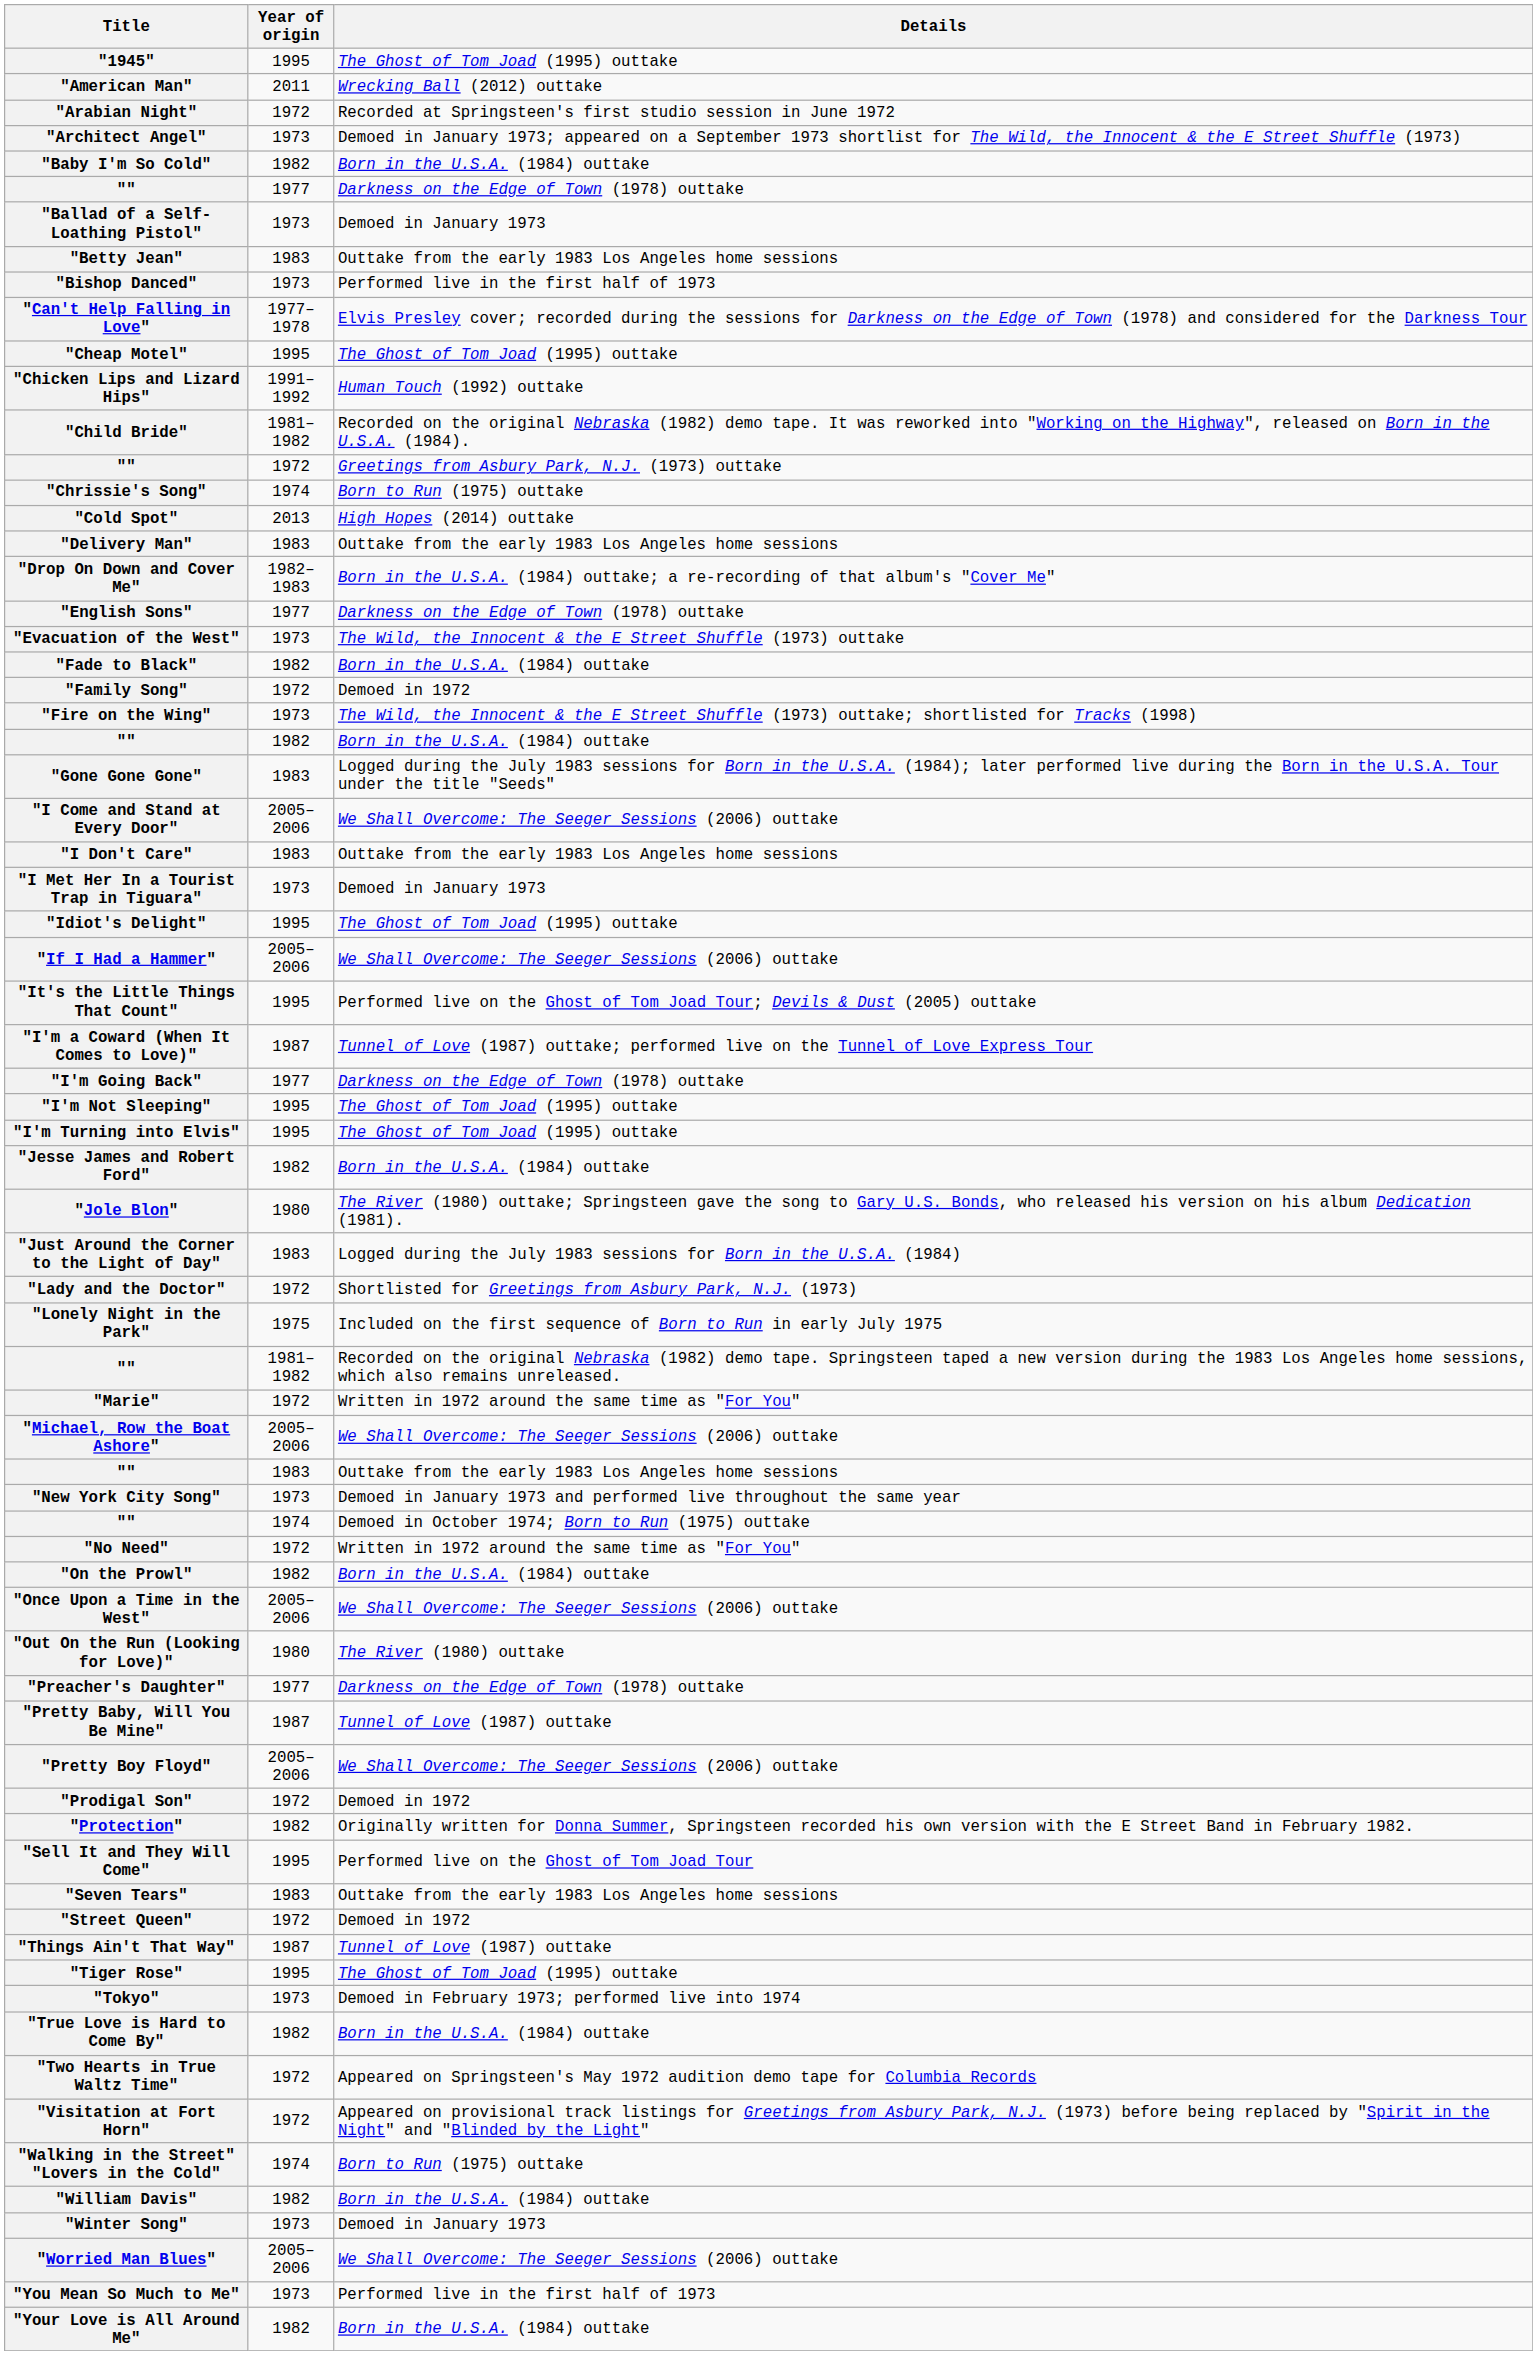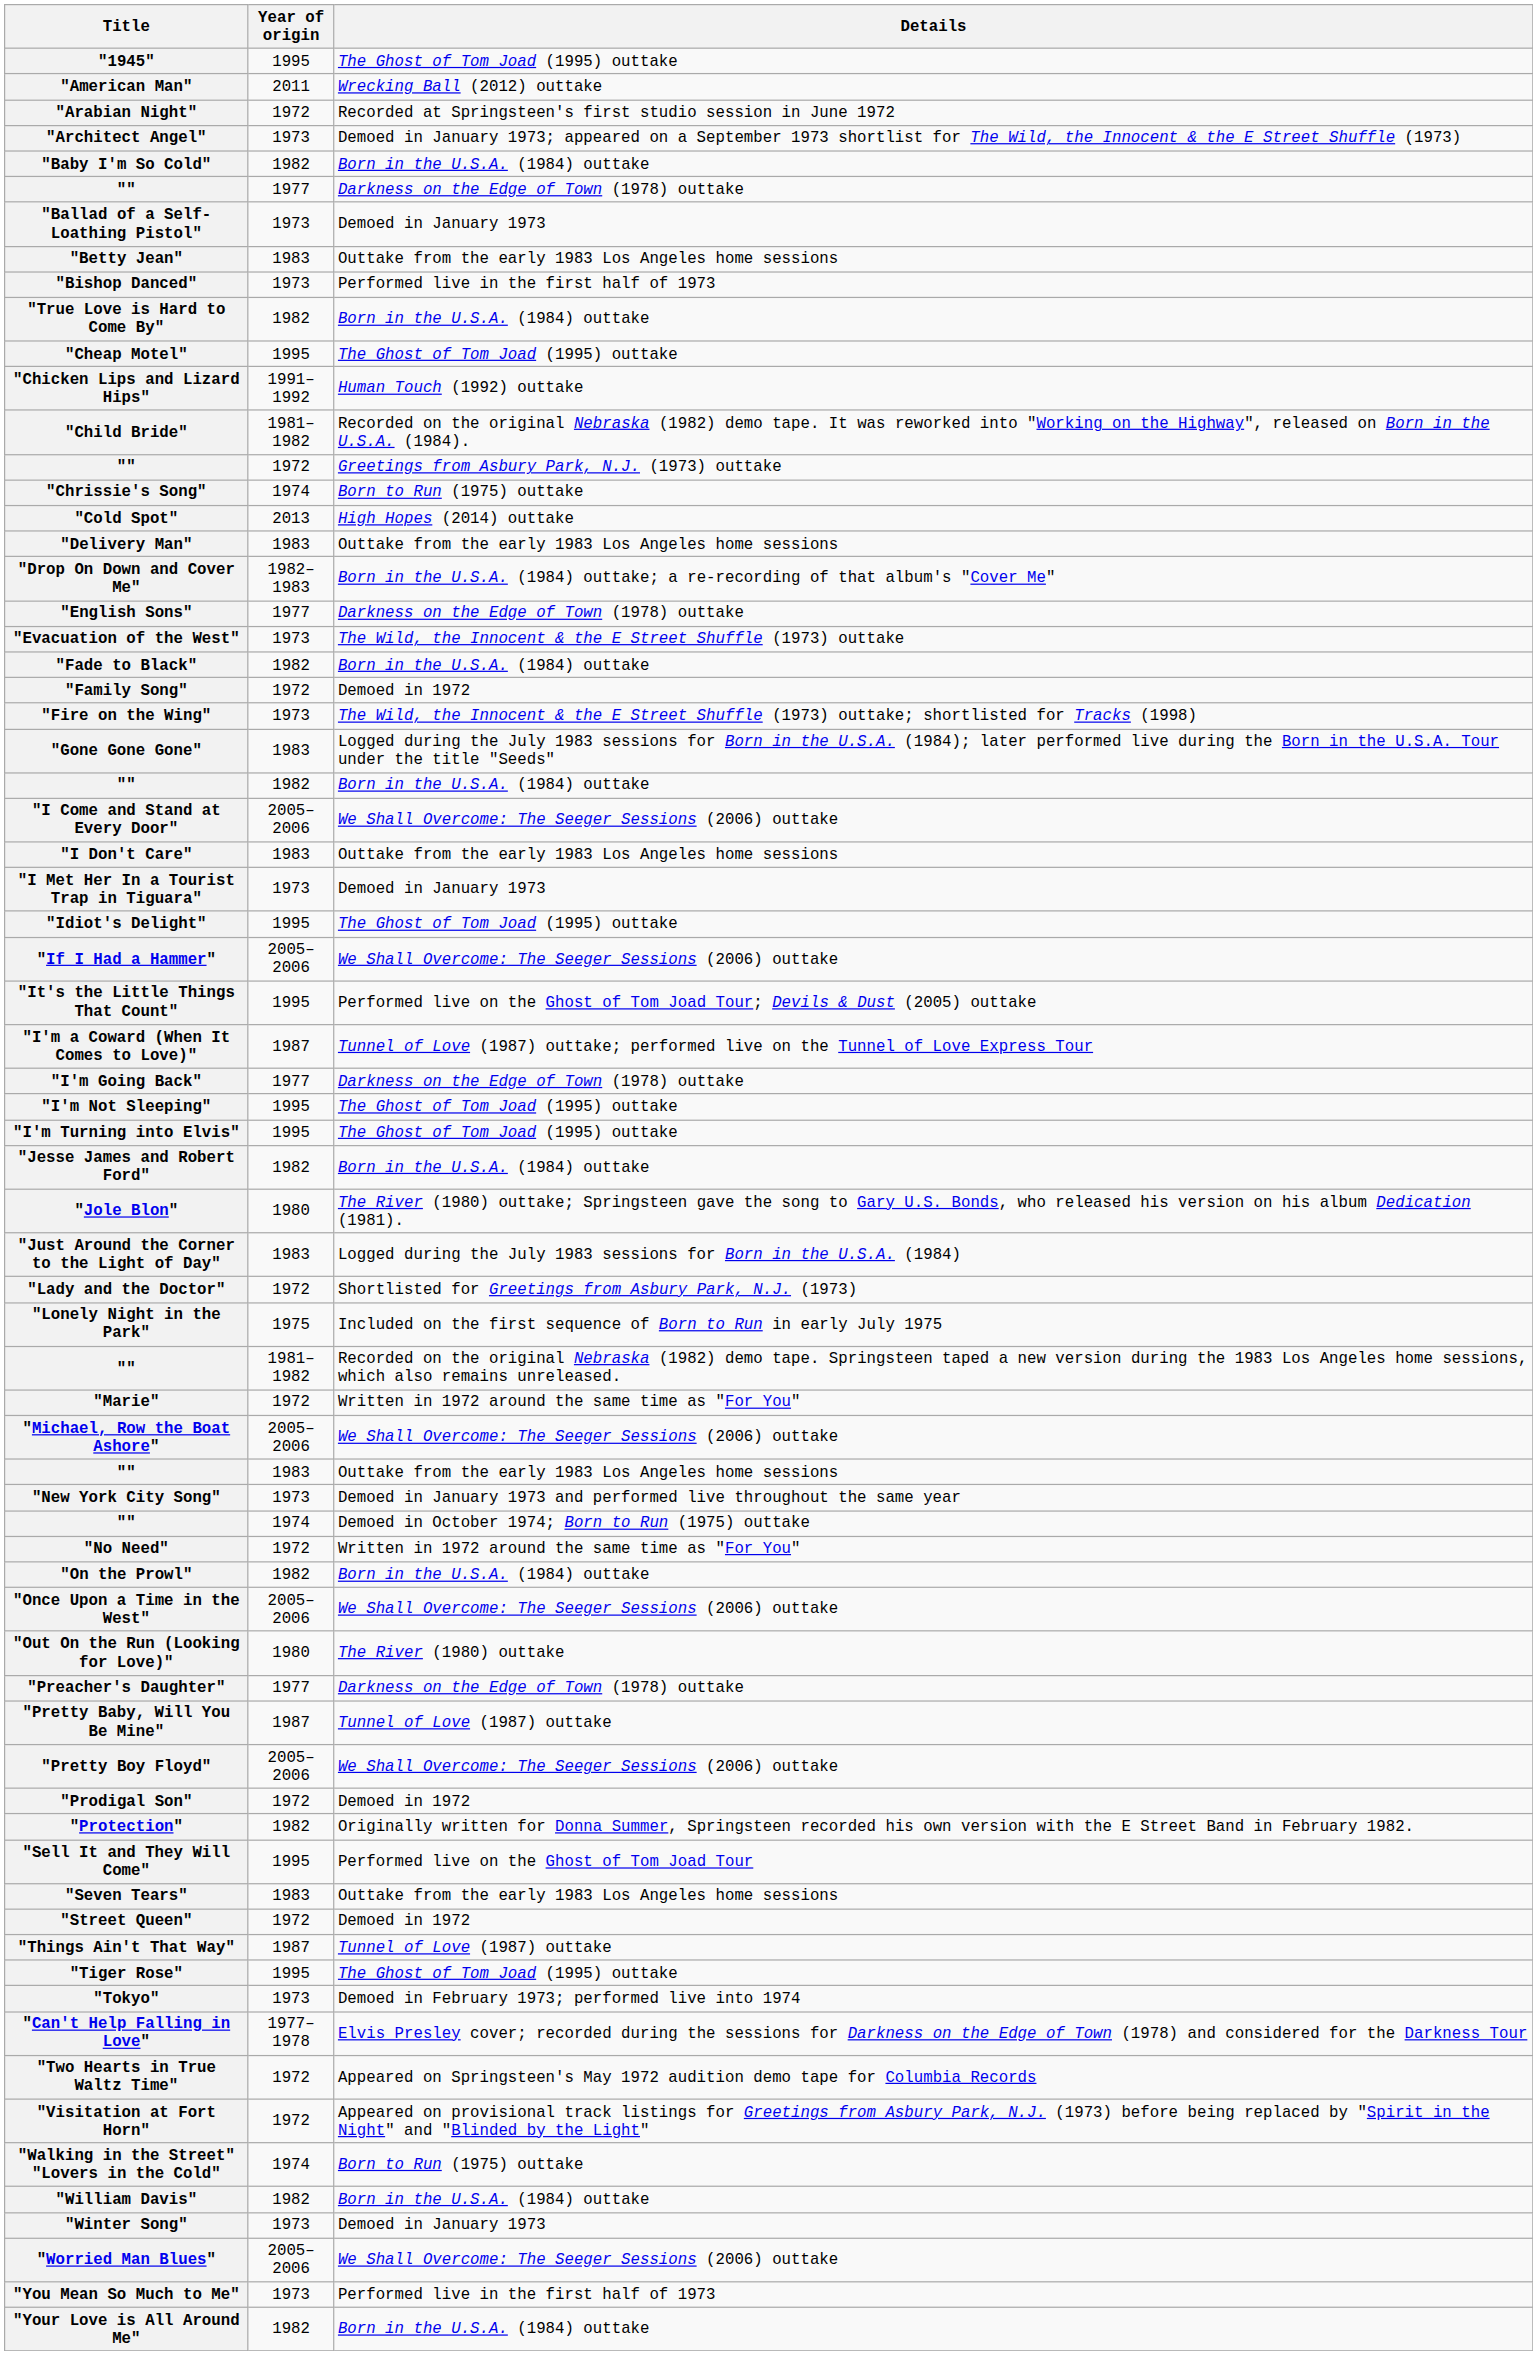rows swapped: (126, 319) <-> (126, 2033)
rows swapped: (126, 776) <-> (126, 742)
